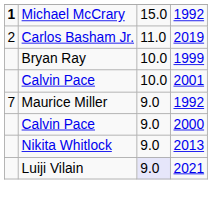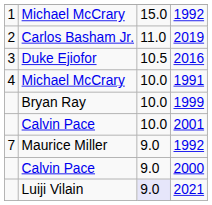(11, 15) bold -> (11, 15) normal
+ row: (59, 59)
+ row: (73, 80)
- row: (67, 146)
